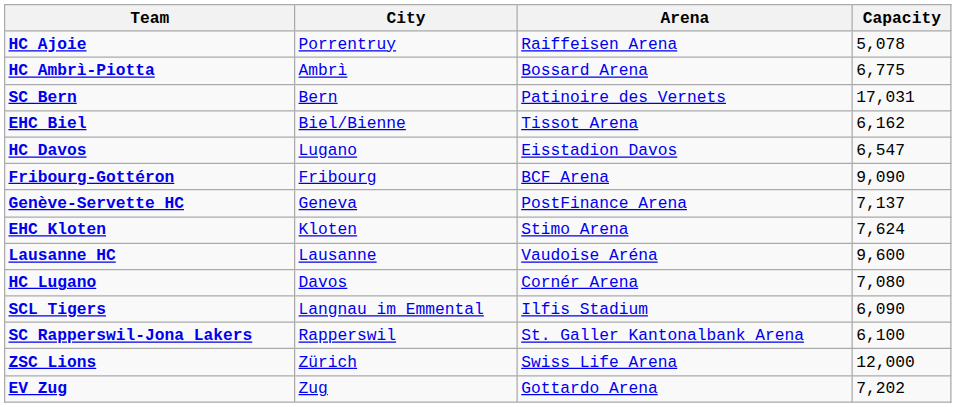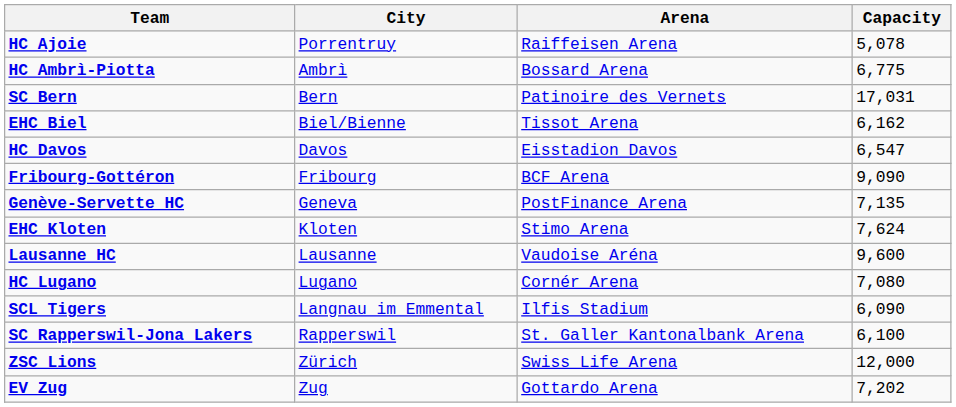(328, 150) Lugano -> (323, 150) Davos
(881, 203) 7,137 -> (881, 203) 7,135
(323, 283) Davos -> (328, 283) Lugano
